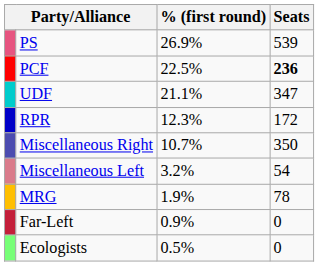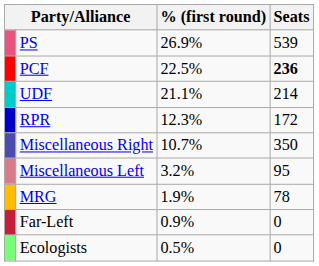(286, 94) 347 -> (286, 94) 214
(282, 171) 54 -> (282, 171) 95
